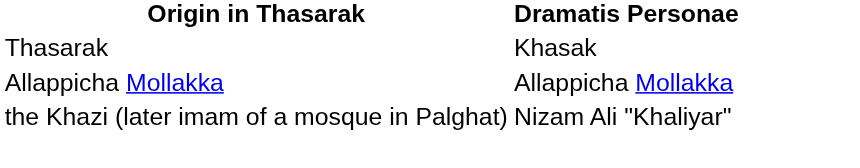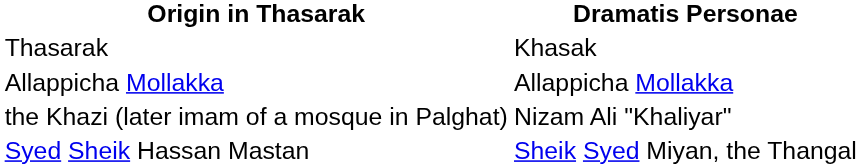+ row: (157, 150)
